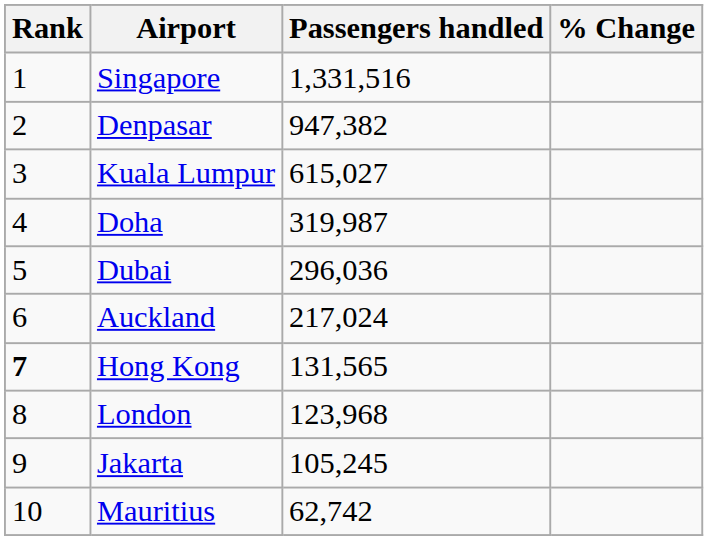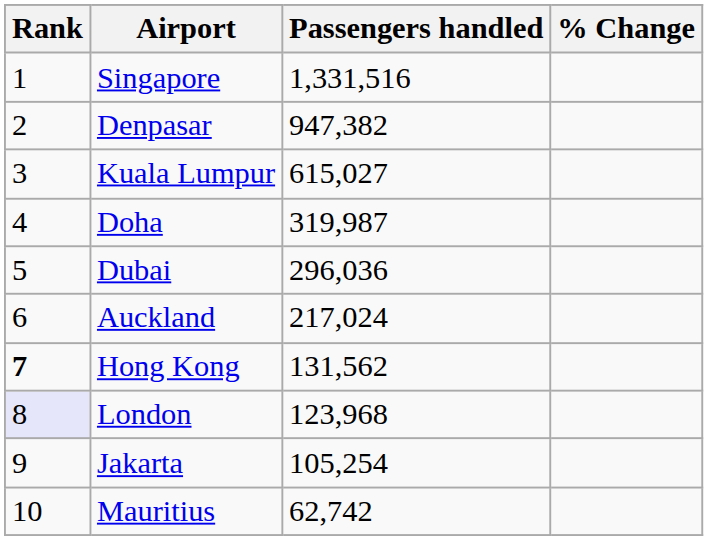(338, 366) 131,565 -> (338, 366) 131,562
(20, 414) no background -> (20, 414) lavender background
(338, 462) 105,245 -> (338, 462) 105,254
